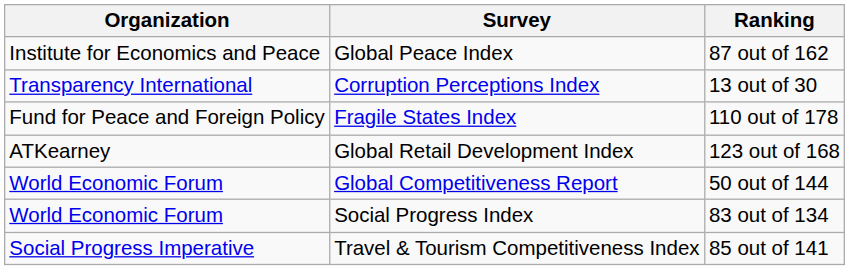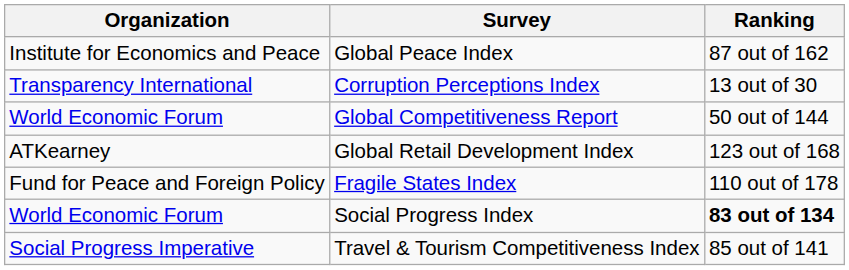rows swapped: (476, 183) <-> (425, 118)
(769, 215) normal -> (772, 215) bold
